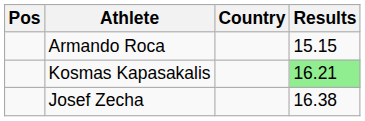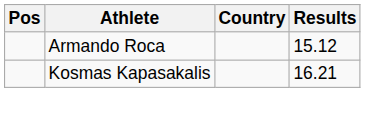(315, 45) 15.15 -> (315, 45) 15.12
(315, 73) lightgreen background -> (315, 73) no background
- row: (96, 101)
